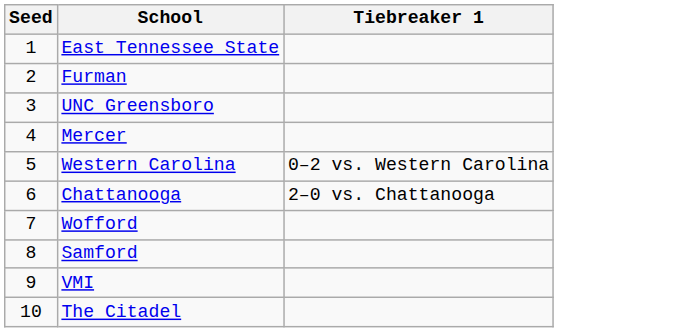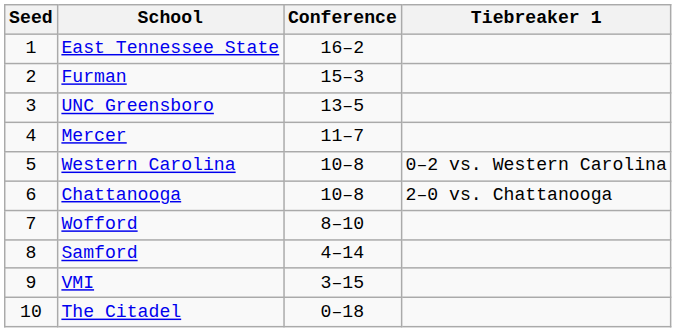+ column: (342, 20)
